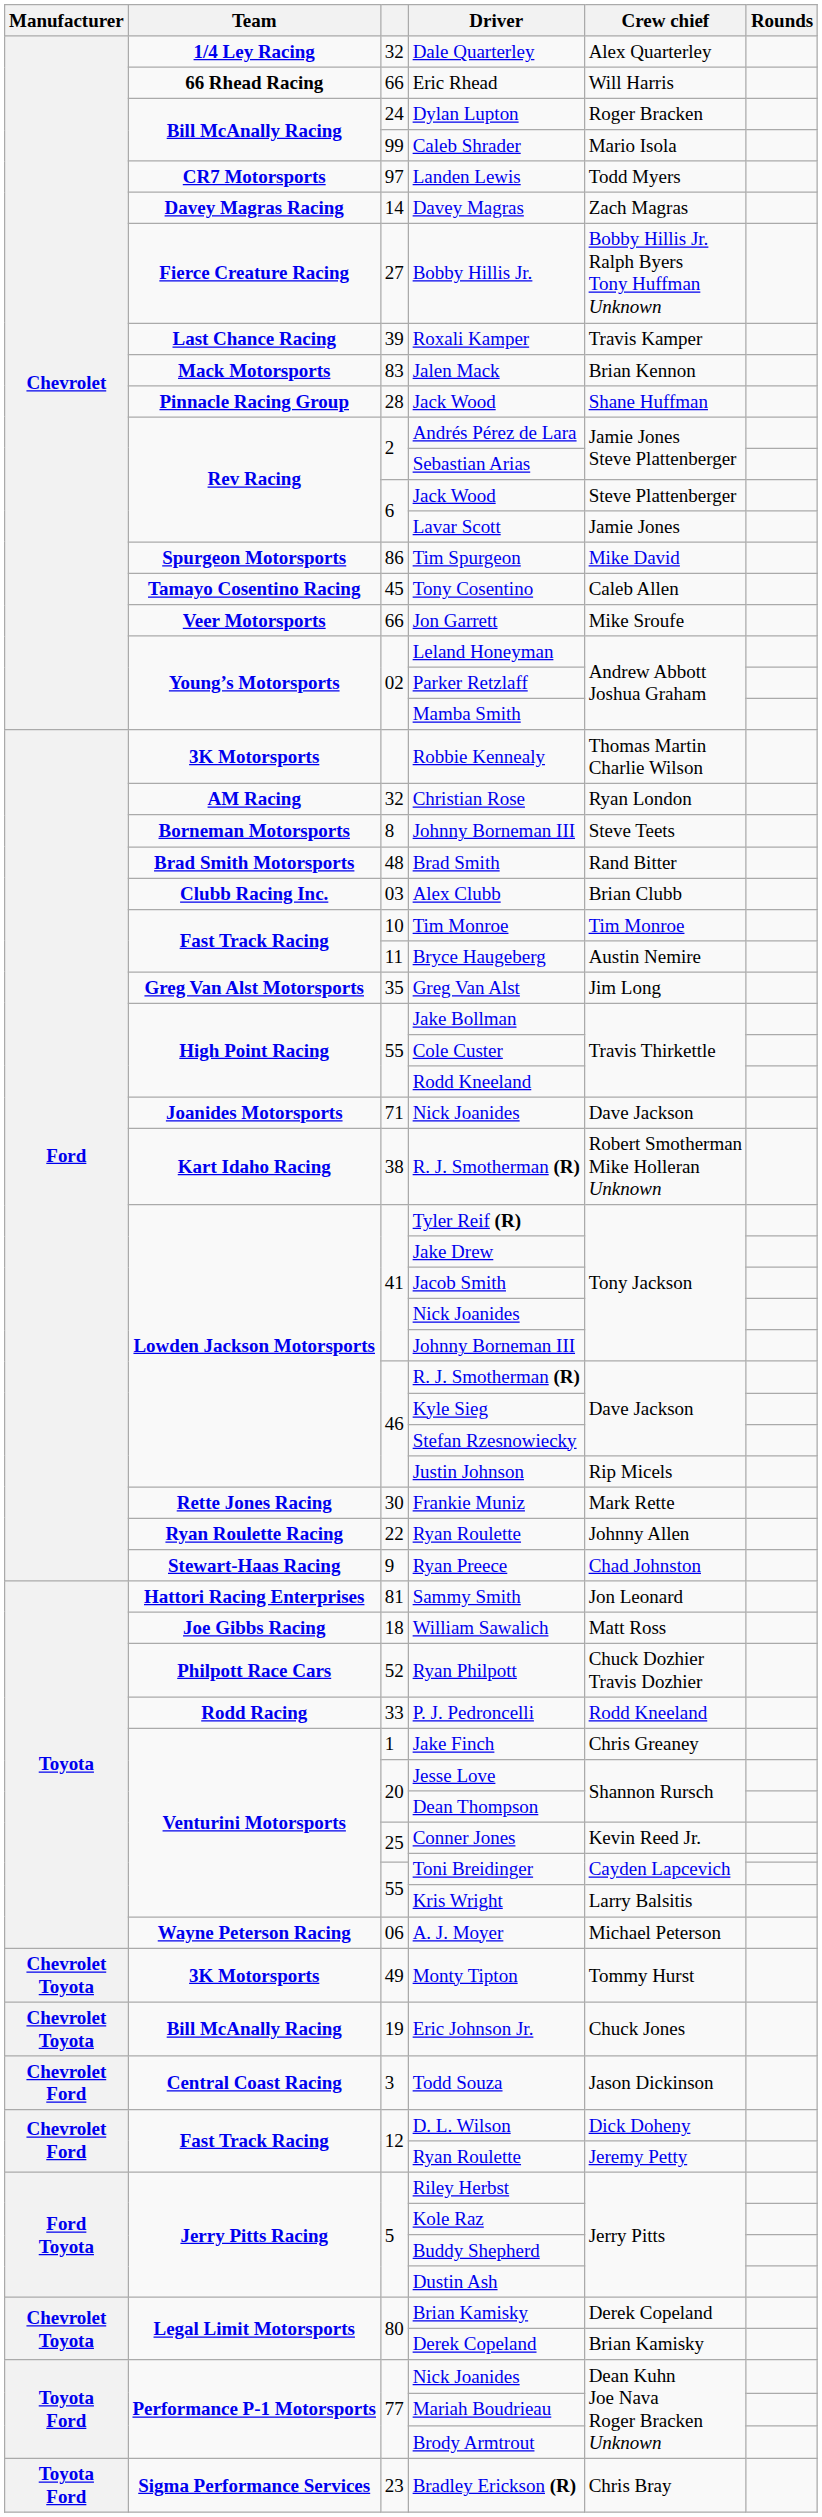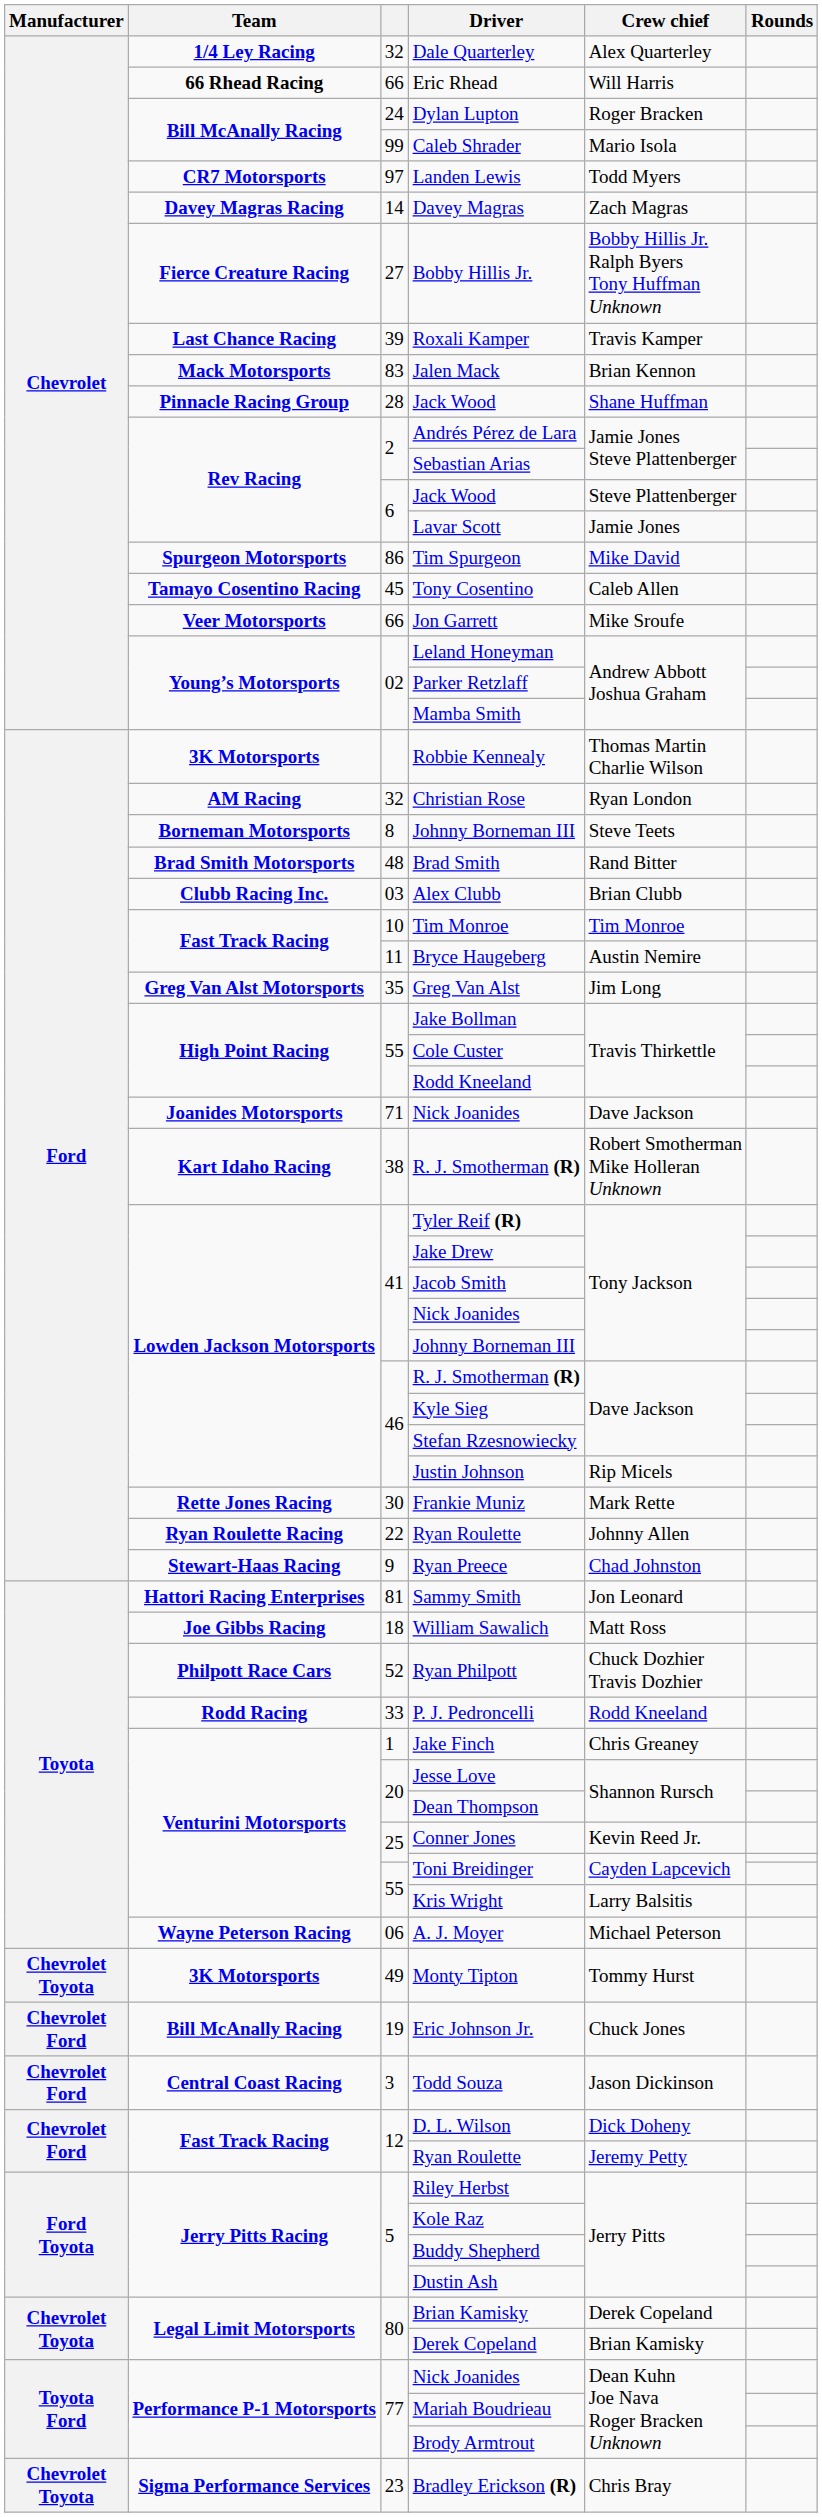(66, 2028) Chevrolet Toyota -> (66, 2028) Chevrolet Ford
(66, 2485) Toyota Ford -> (66, 2485) Chevrolet Toyota
